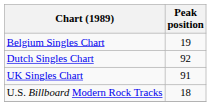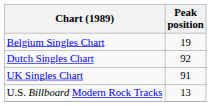(186, 93) 18 -> (186, 93) 13
